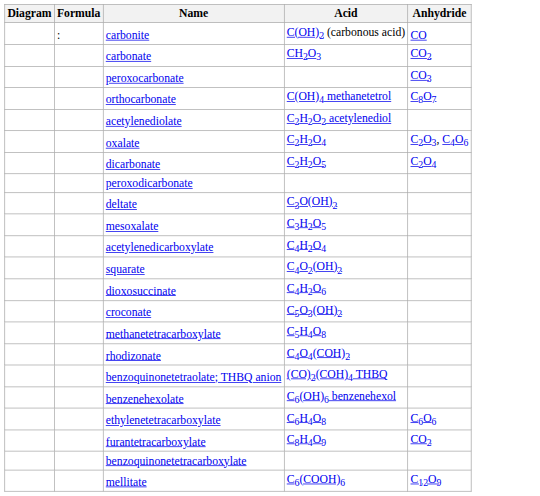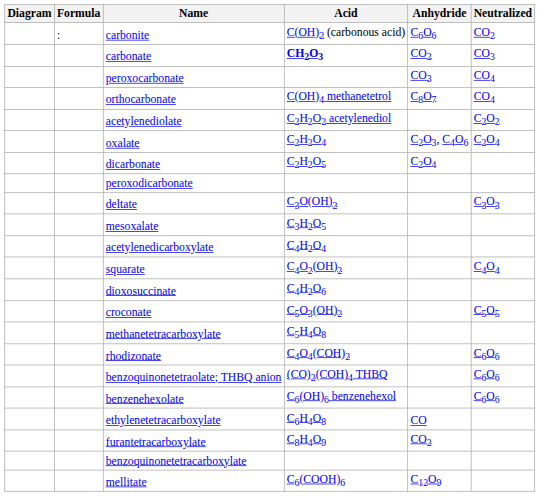+ column: (503, 13)
(419, 35) CO -> (423, 33) C6O6
(304, 55) normal -> (305, 55) bold
(423, 419) C6O6 -> (419, 420) CO
